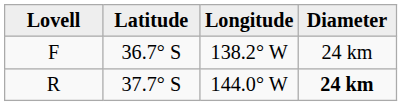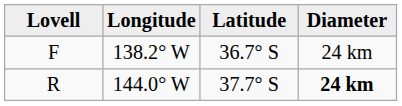columns swapped: (151, 20) <-> (249, 20)
